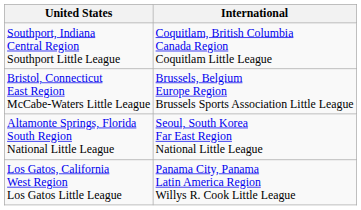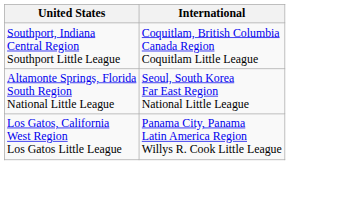- row: (79, 91)
